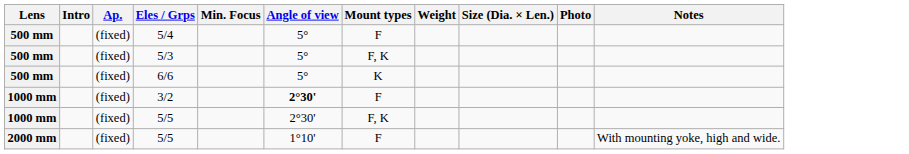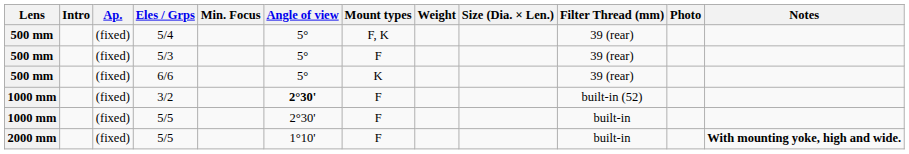+ column: (612, 14)
(378, 35) F -> (378, 35) F, K
(378, 55) F, K -> (378, 55) F
(378, 117) F, K -> (378, 117) F
(689, 138) normal -> (804, 138) bold
